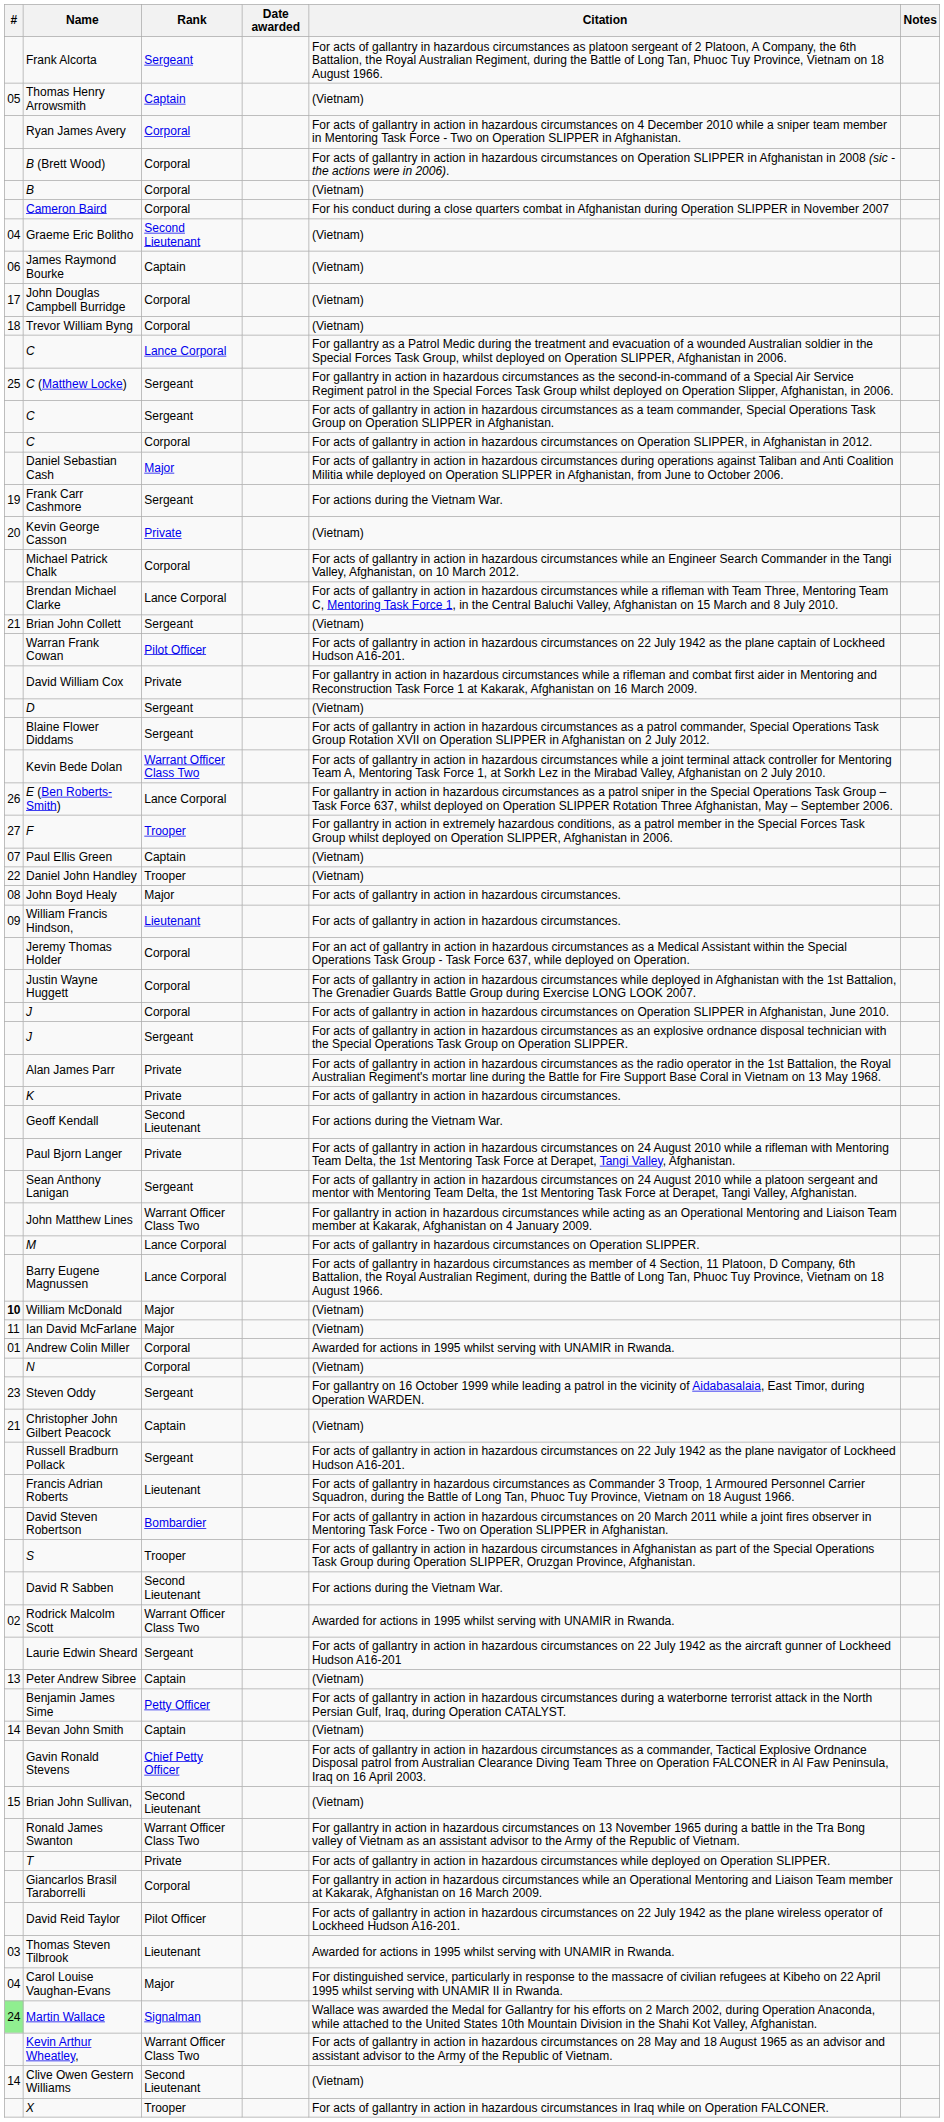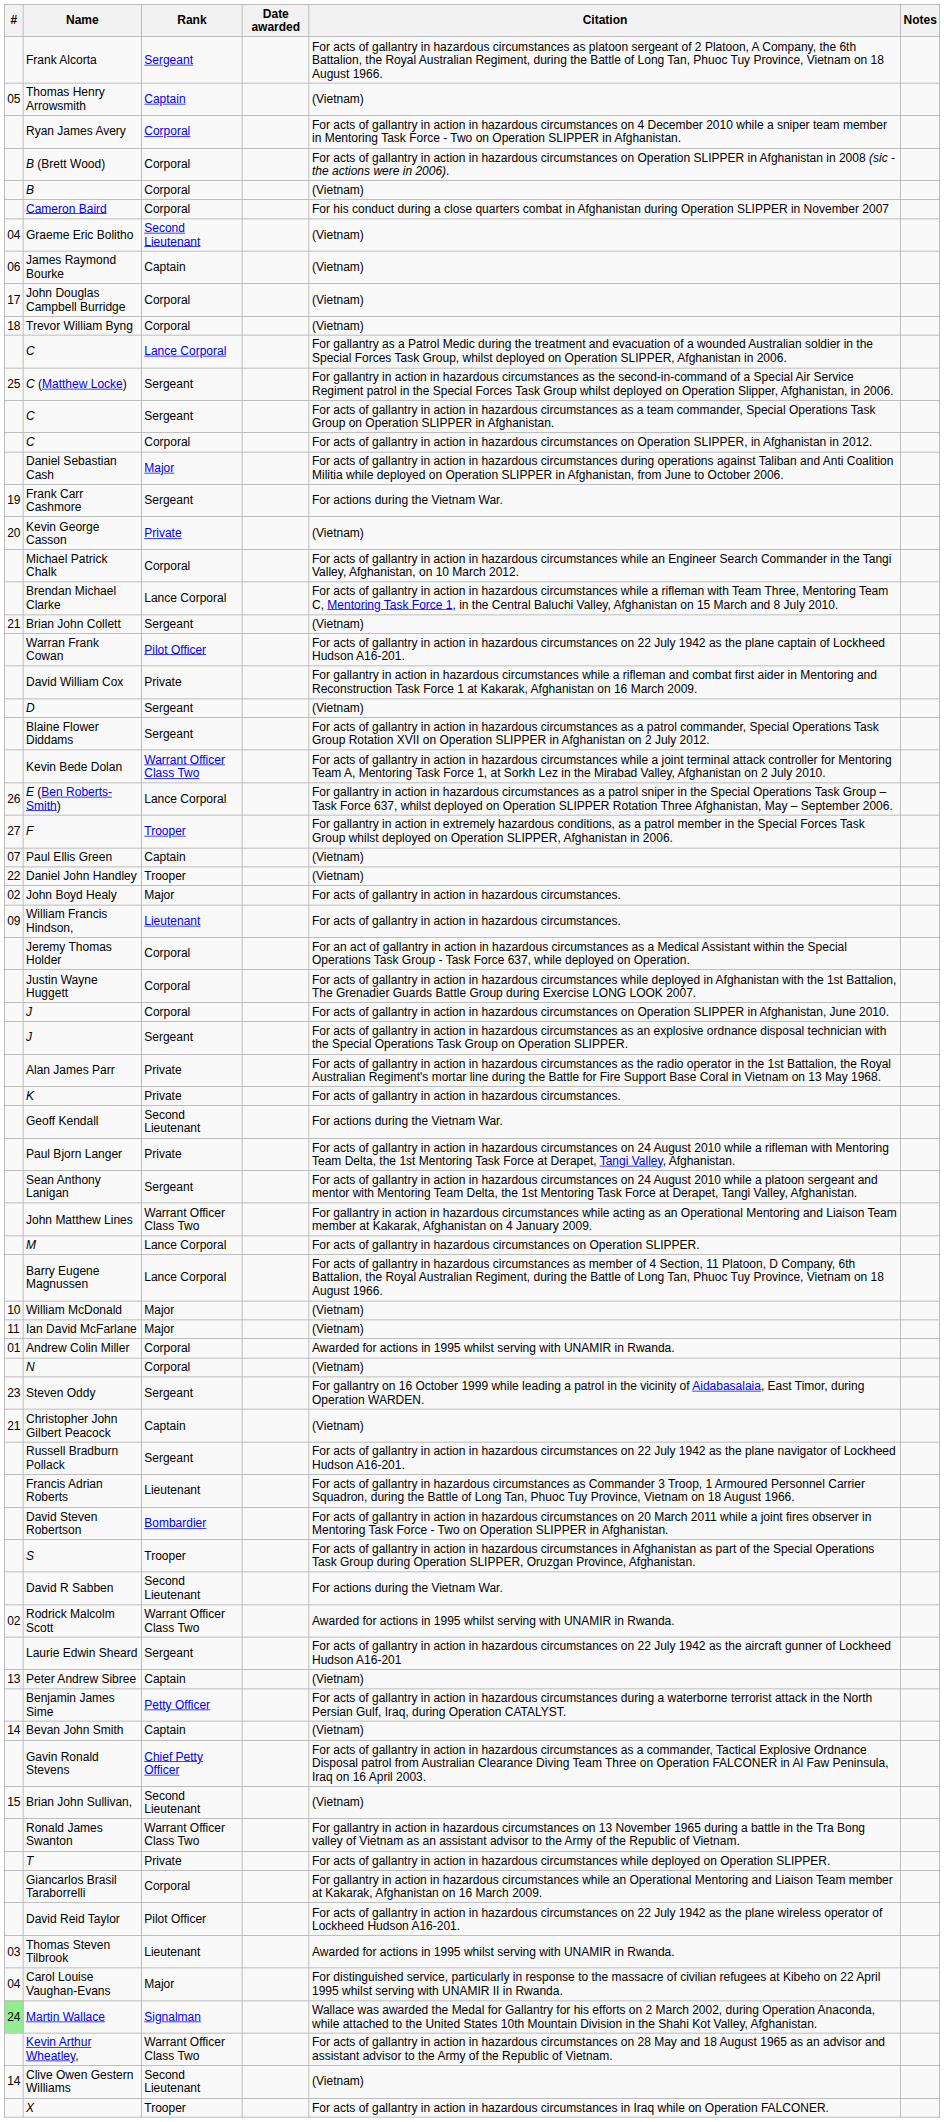(14, 895) 08 -> (14, 895) 02
(14, 1310) bold -> (14, 1310) normal
